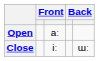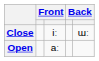rows swapped: (20, 48) <-> (20, 32)
